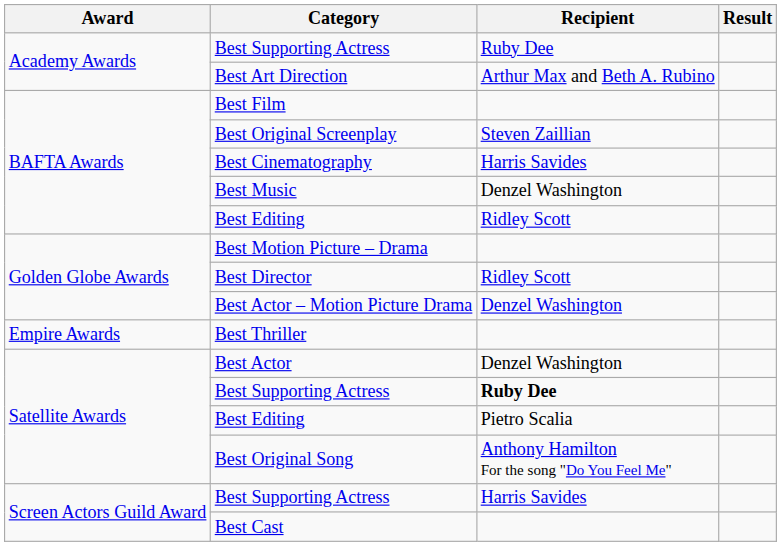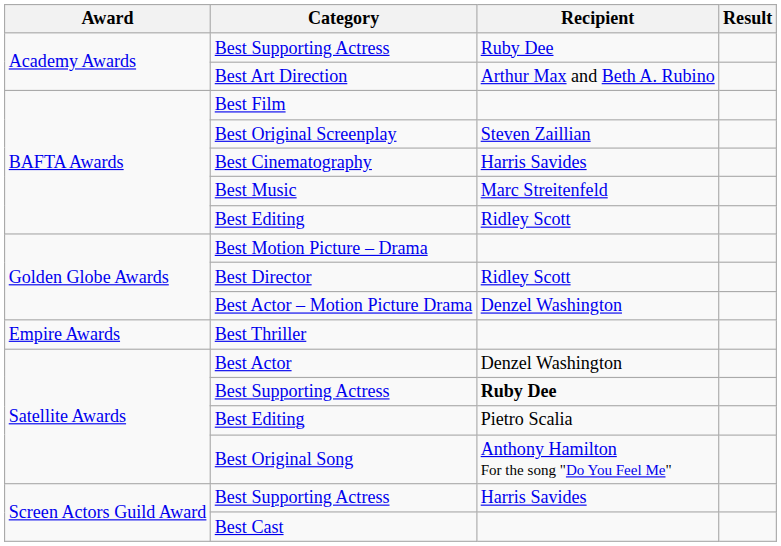(551, 190) Denzel Washington -> (544, 190) Marc Streitenfeld
